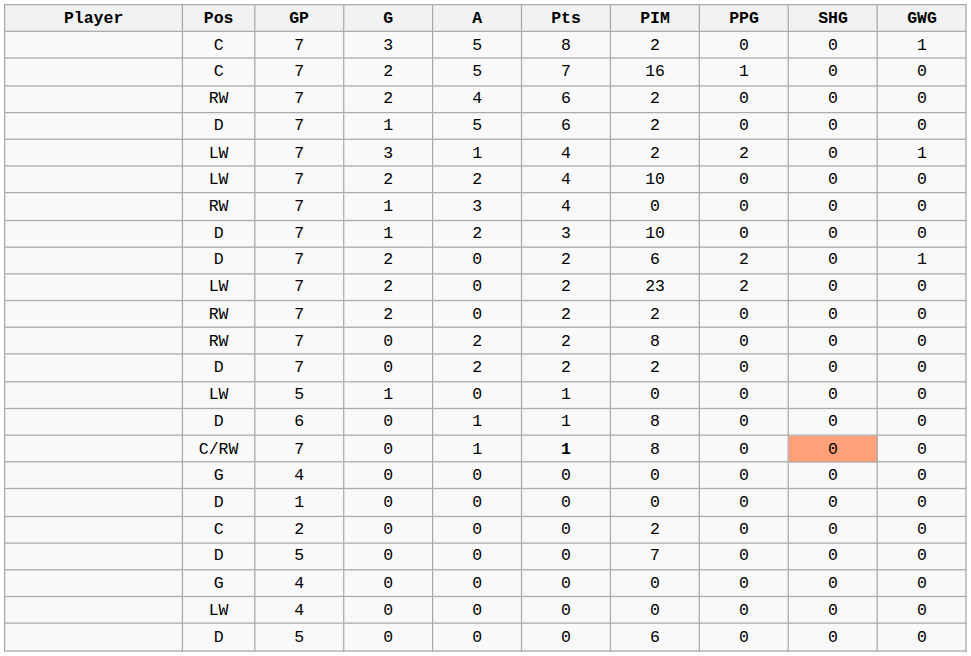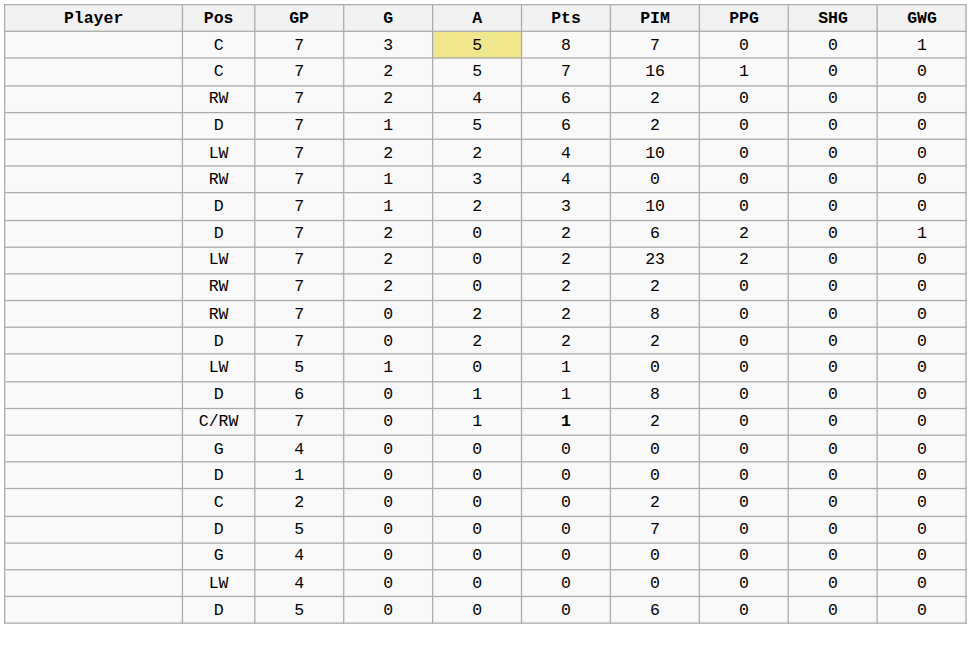(477, 45) no background -> (477, 45) khaki background
(655, 45) 2 -> (655, 45) 7
- row: (219, 153)
(655, 449) 8 -> (655, 422) 2
(833, 449) lightsalmon background -> (833, 422) no background
